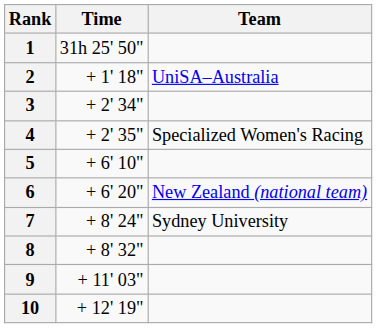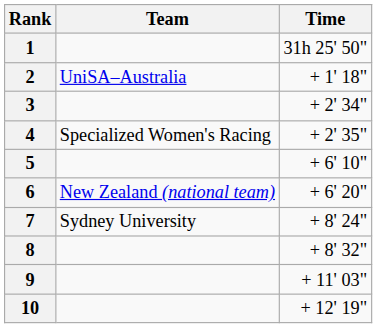columns swapped: (260, 18) <-> (102, 18)
